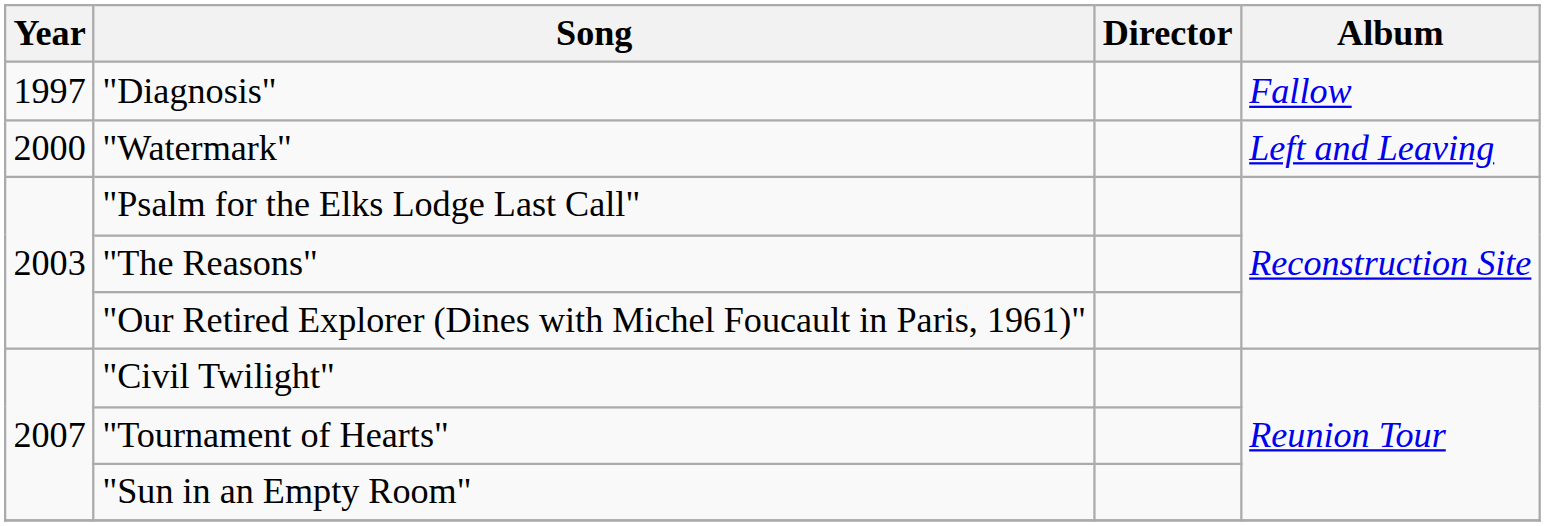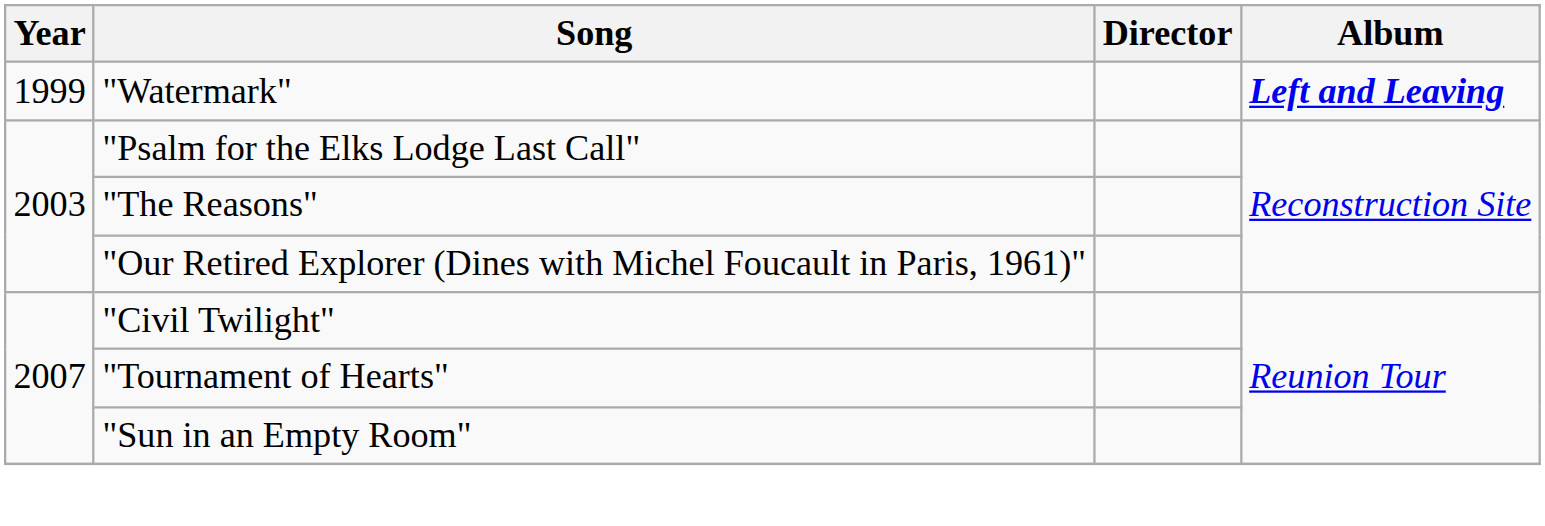- row: (190, 90)
(50, 147) 2000 -> (50, 90) 1999
(1372, 147) normal -> (1377, 90) bold
